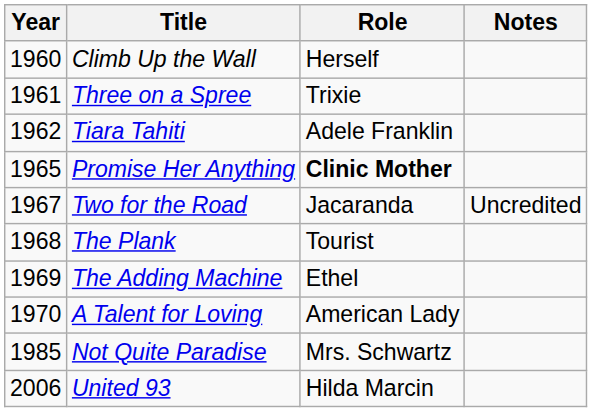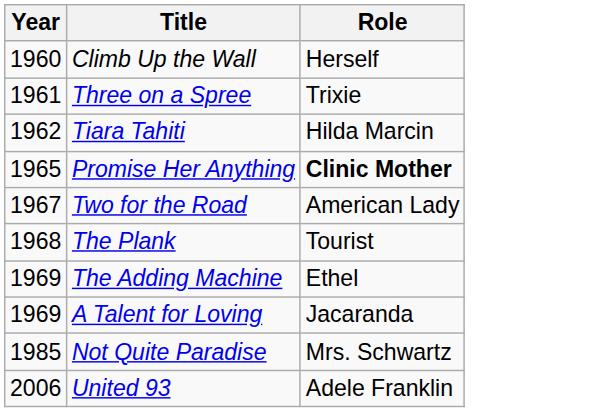- column: (526, 22)
(379, 132) Adele Franklin -> (370, 132) Hilda Marcin
(360, 205) Jacaranda -> (383, 205) American Lady
(36, 315) 1970 -> (36, 315) 1969
(383, 315) American Lady -> (360, 315) Jacaranda
(370, 388) Hilda Marcin -> (379, 388) Adele Franklin
